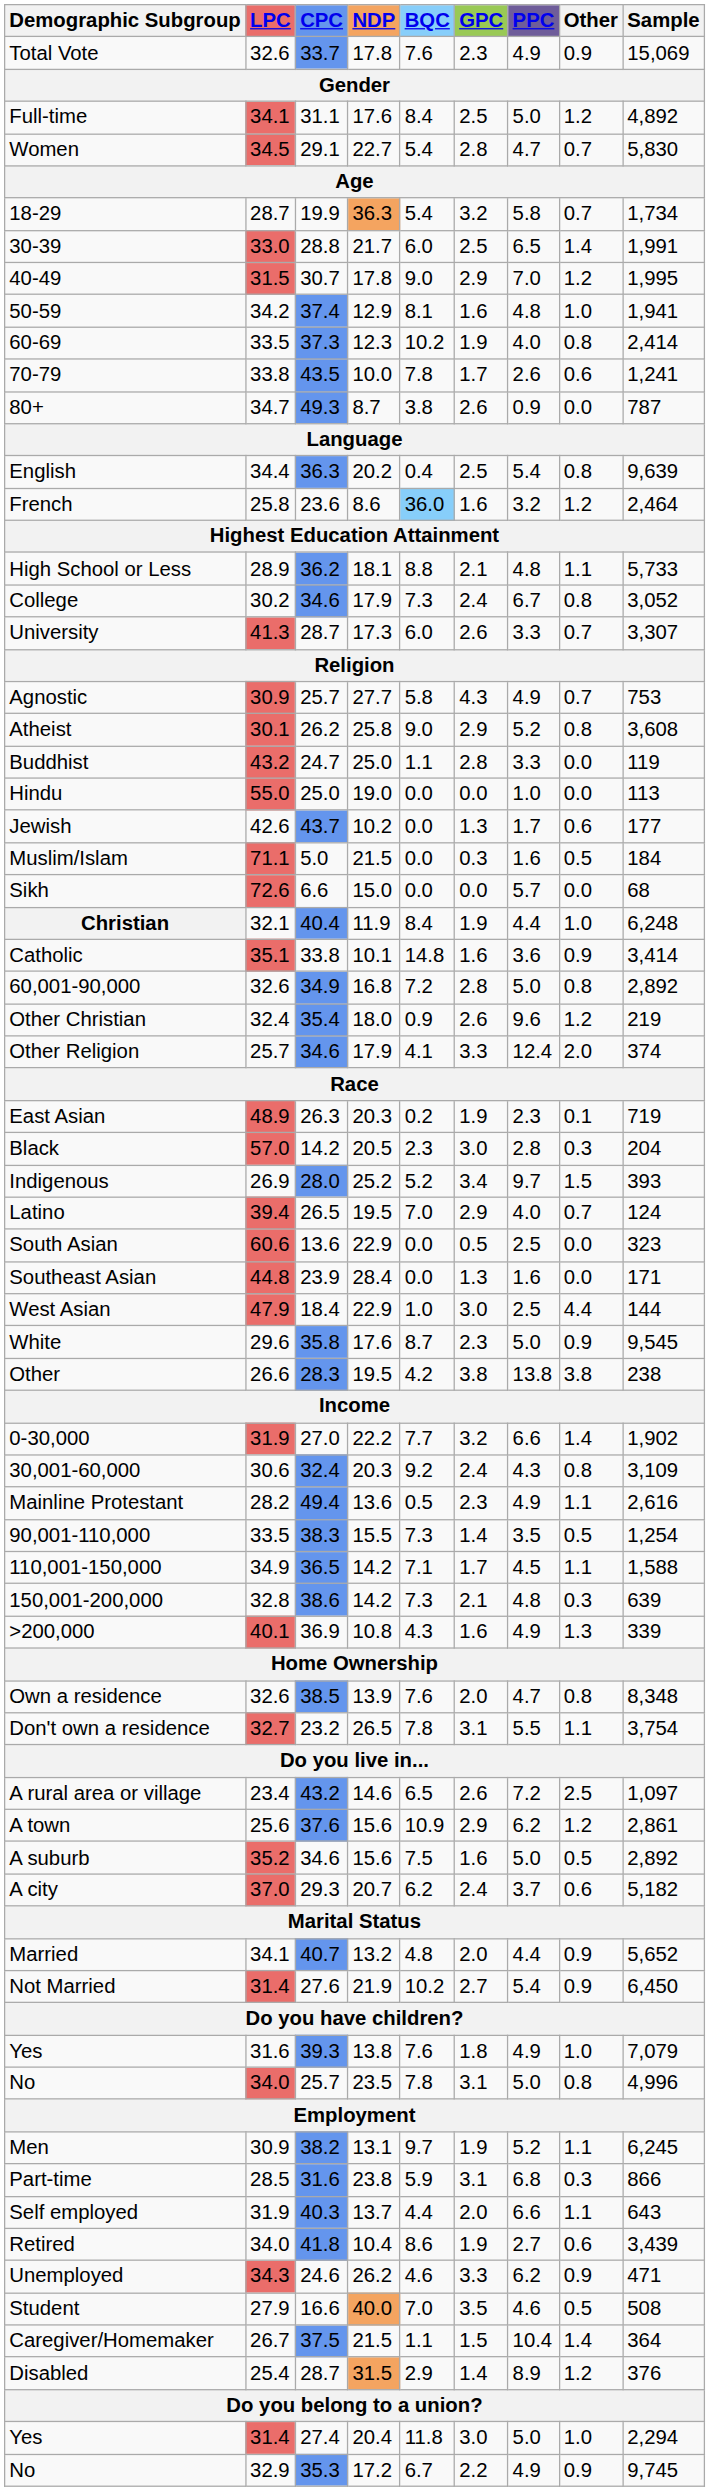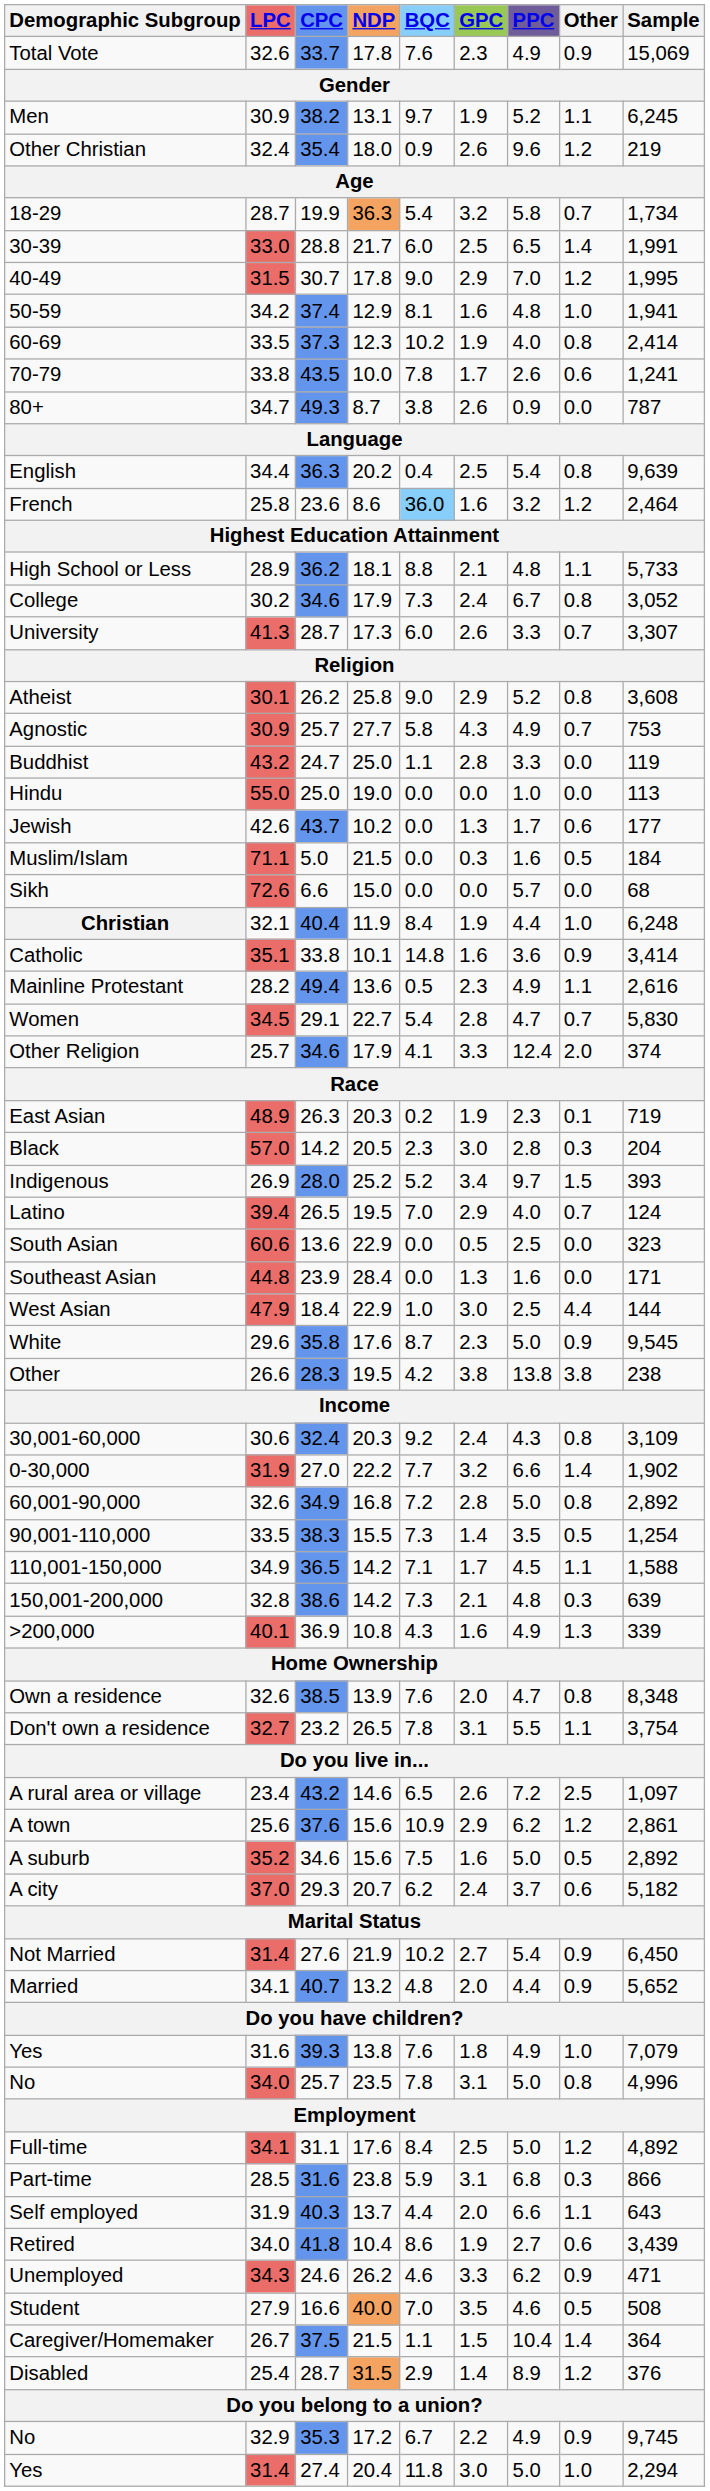rows swapped: (29, 2147) <-> (48, 117)
rows swapped: (44, 149) <-> (78, 1019)
rows swapped: (40, 729) <-> (48, 697)
rows swapped: (96, 1503) <-> (75, 987)
rows swapped: (49, 1438) <-> (75, 1470)
rows swapped: (44, 1954) <-> (62, 1986)
rows swapped: (26, 2437) <-> (22, 2469)
